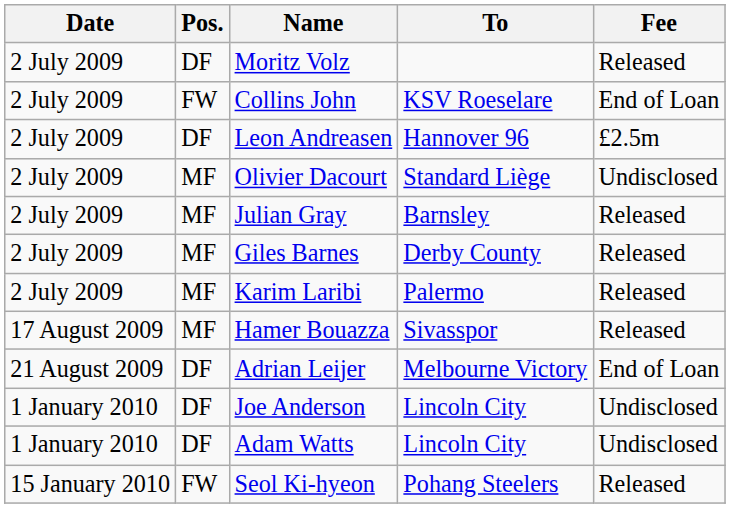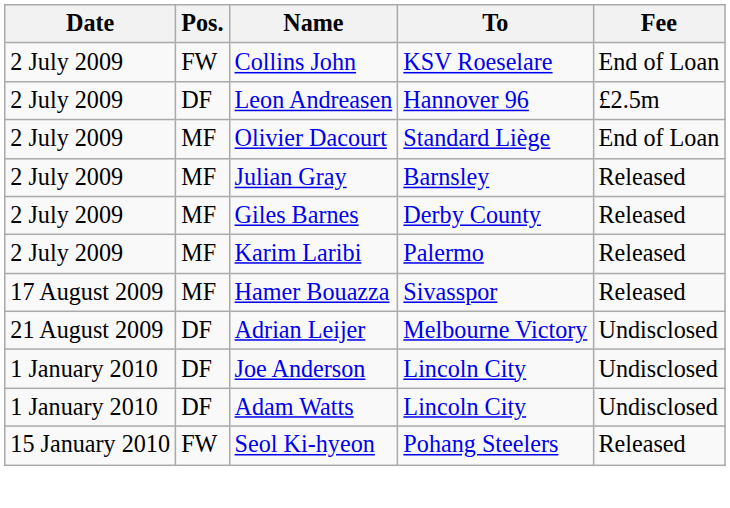- row: (292, 61)
(658, 176) Undisclosed -> (659, 138) End of Loan
(659, 368) End of Loan -> (658, 330) Undisclosed
